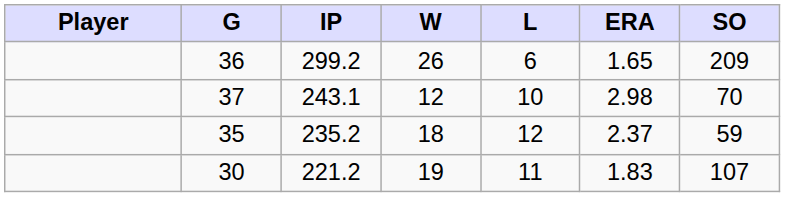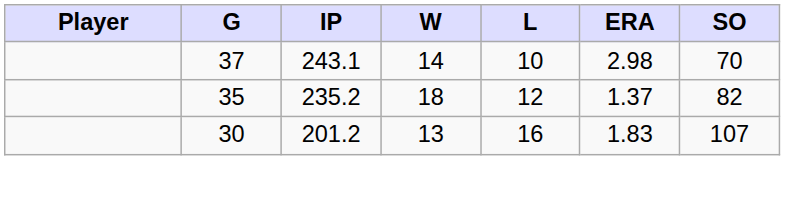- row: (232, 60)
(431, 97) 12 -> (431, 60) 14
(630, 135) 2.37 -> (630, 97) 1.37
(729, 135) 59 -> (729, 97) 82
(331, 172) 221.2 -> (331, 135) 201.2
(431, 172) 19 -> (431, 135) 13
(530, 172) 11 -> (530, 135) 16
